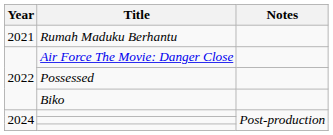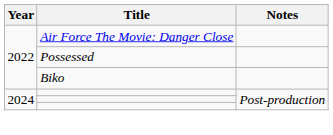- row: (21, 36)
